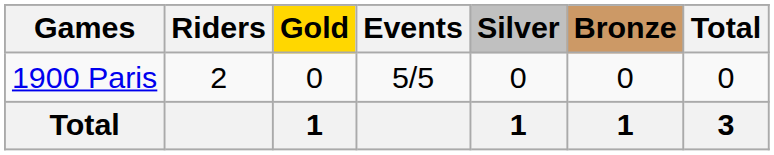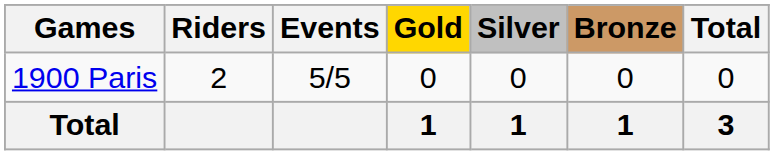columns swapped: (413, 28) <-> (315, 28)
